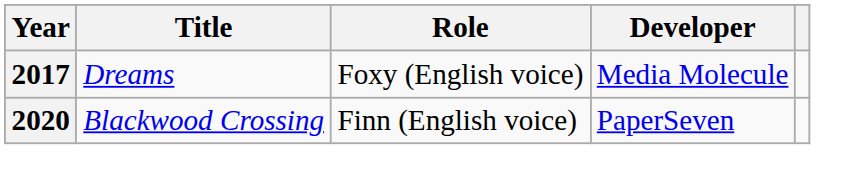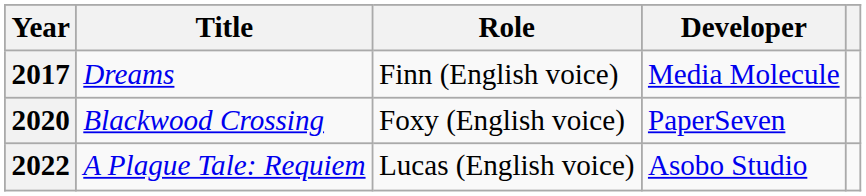(460, 73) Foxy (English voice) -> (499, 73) Finn (English voice)
(457, 119) Finn (English voice) -> (502, 119) Foxy (English voice)
+ row: (41, 166)
